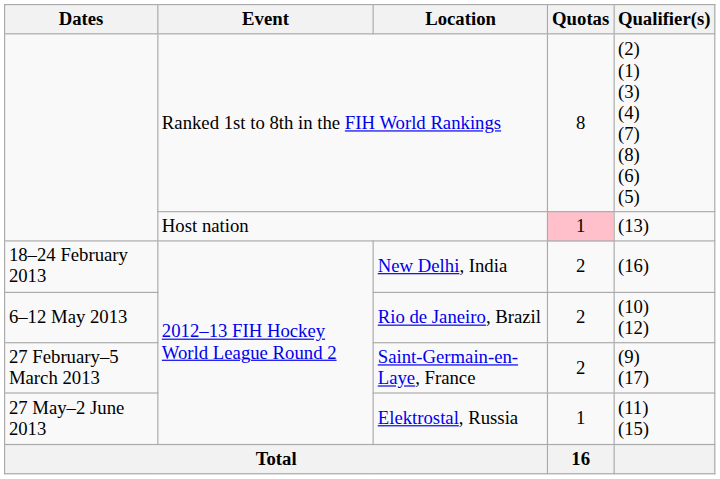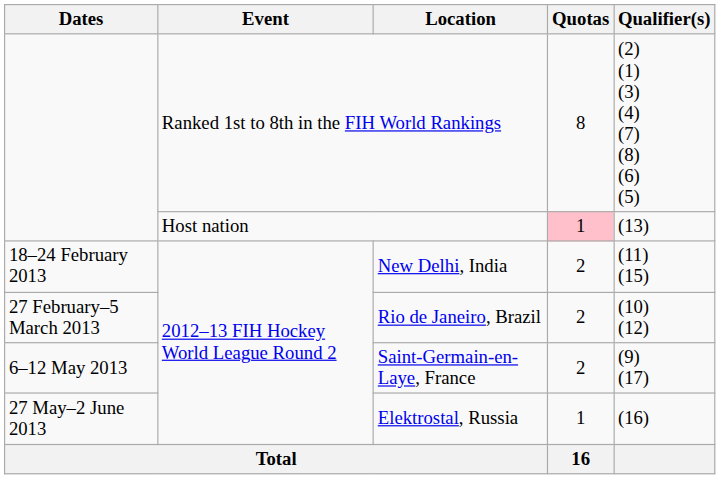(633, 266) (16) -> (633, 266) (11) (15)
(68, 317) 6–12 May 2013 -> (64, 317) 27 February–5 March 2013
(64, 367) 27 February–5 March 2013 -> (68, 367) 6–12 May 2013
(633, 418) (11) (15) -> (633, 418) (16)
